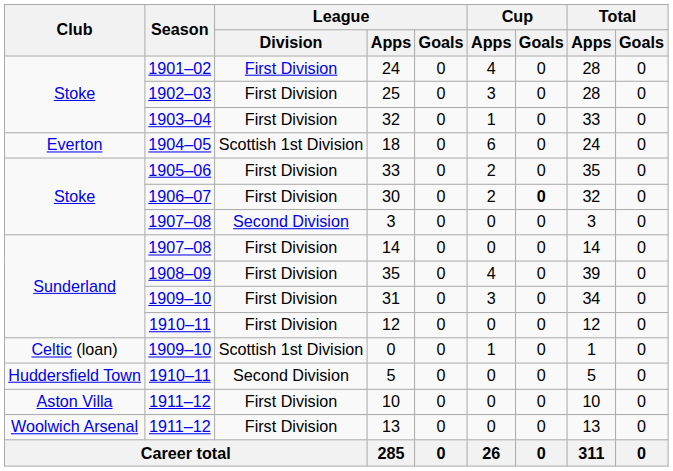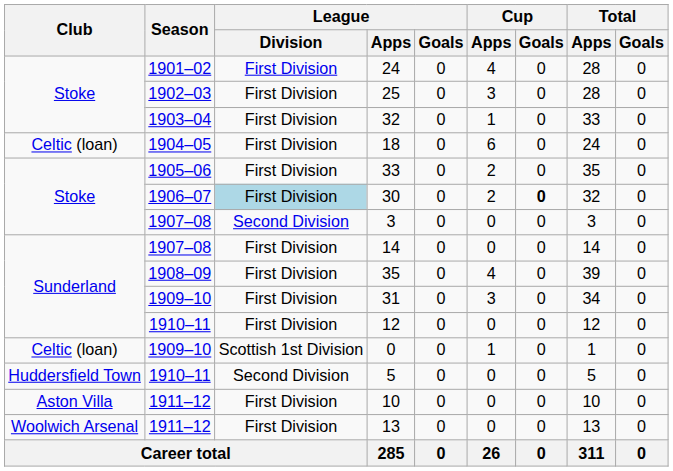(75, 145) Everton -> (75, 145) Celtic (loan)
(291, 145) Scottish 1st Division -> (291, 145) First Division
(291, 196) no background -> (291, 196) lightblue background
